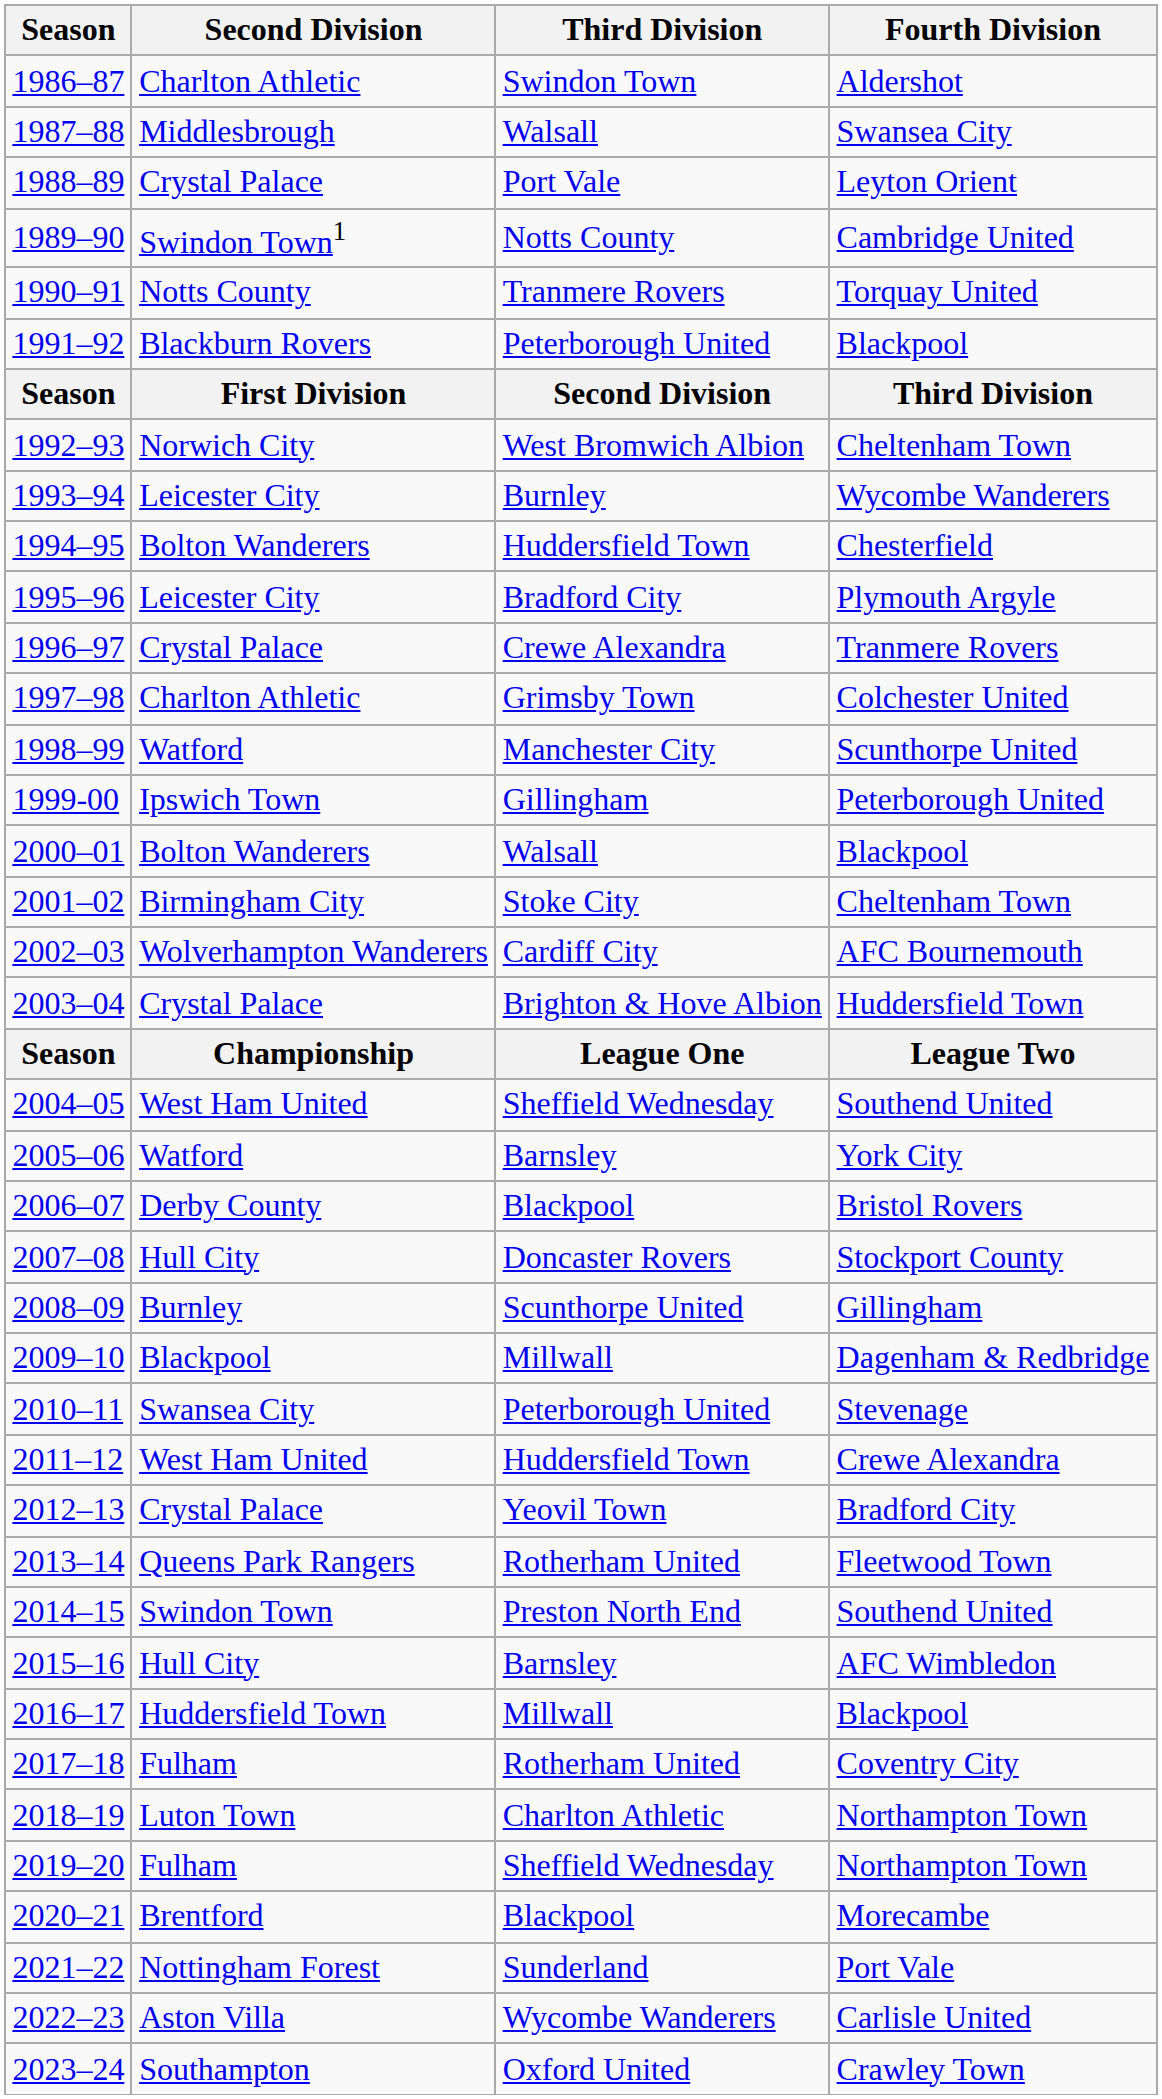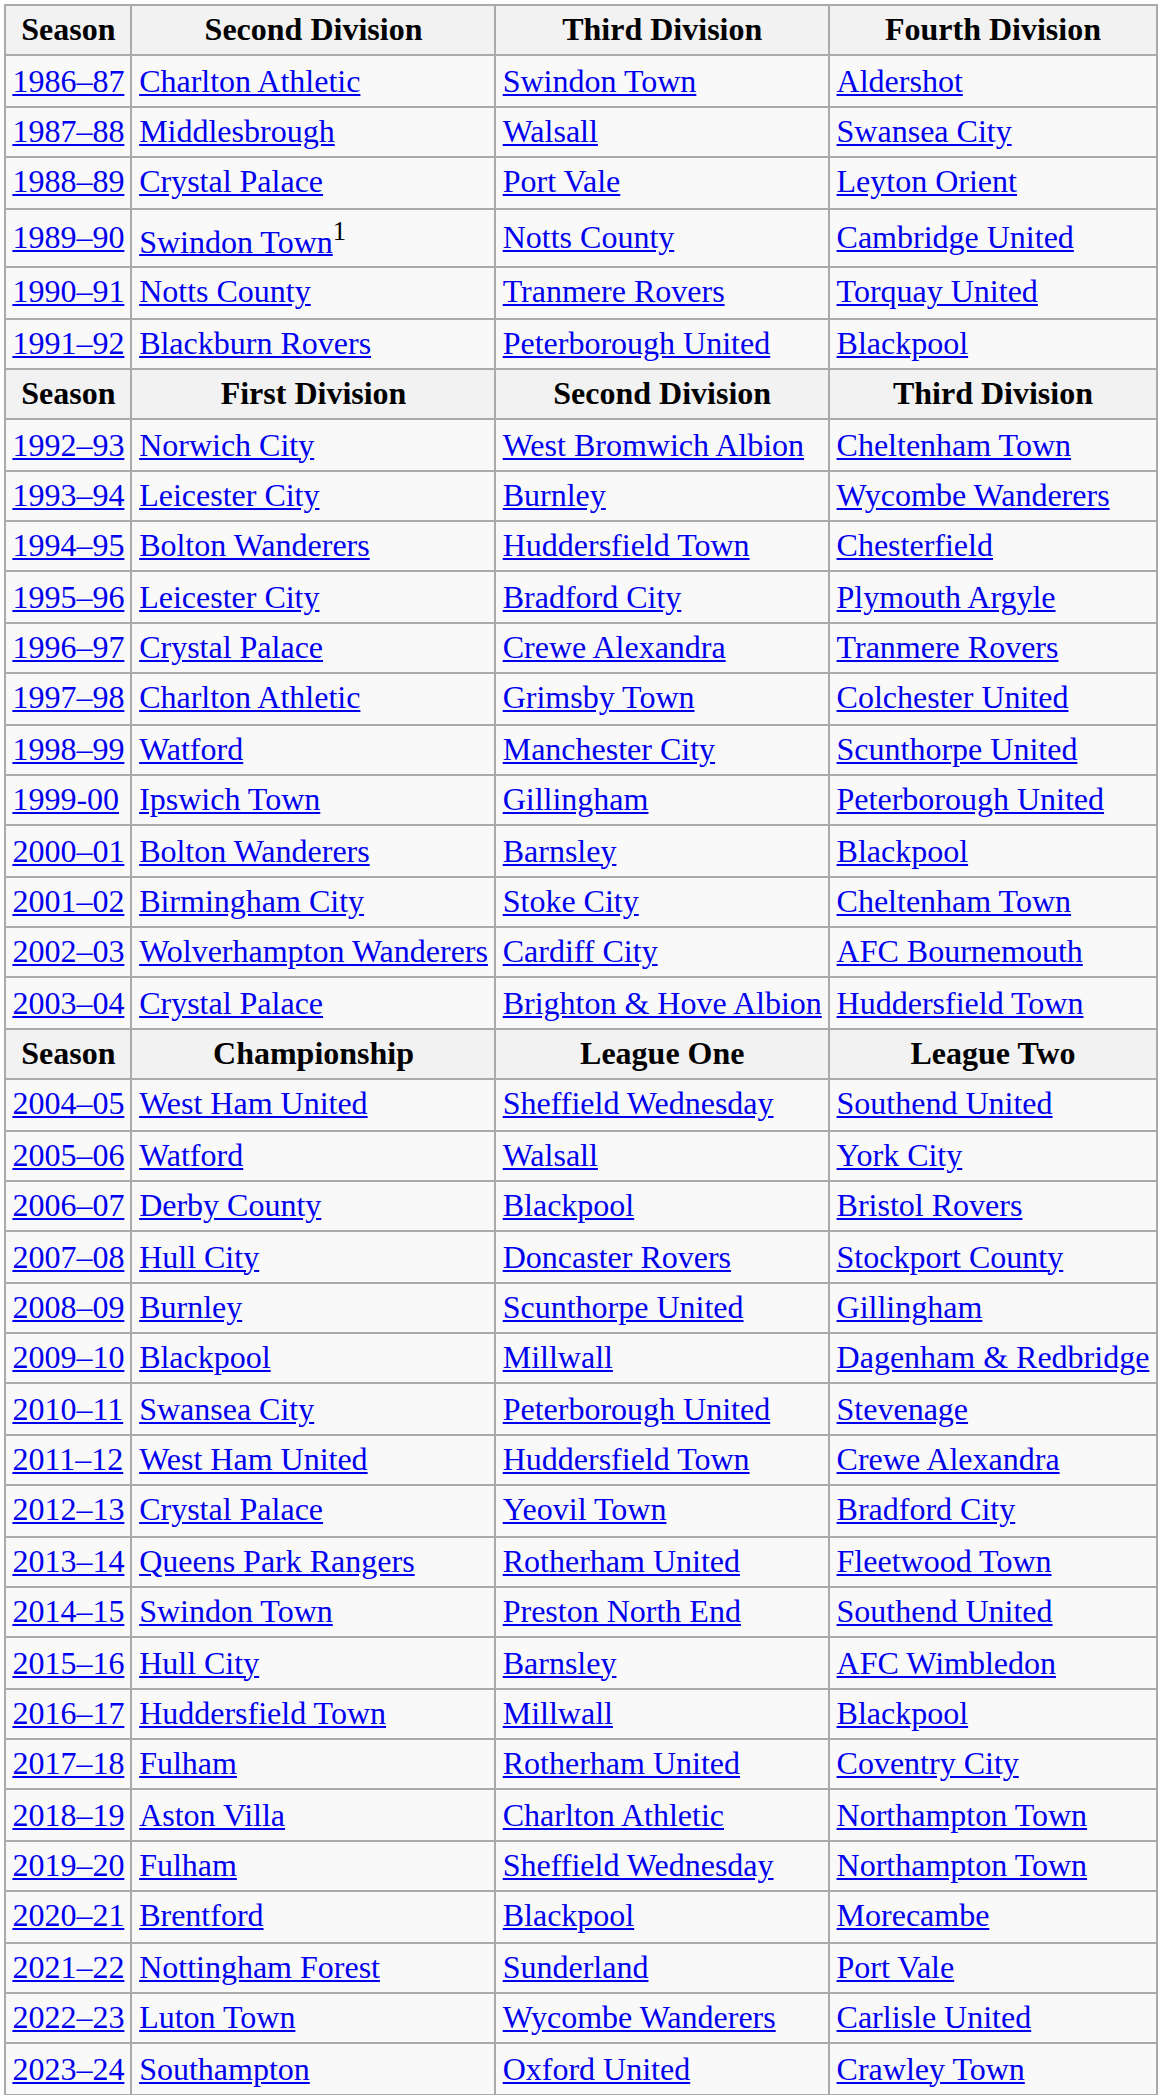(550, 850) Walsall -> (560, 850) Barnsley
(560, 1155) Barnsley -> (550, 1155) Walsall
(217, 1814) Luton Town -> (212, 1814) Aston Villa
(212, 2017) Aston Villa -> (217, 2017) Luton Town
